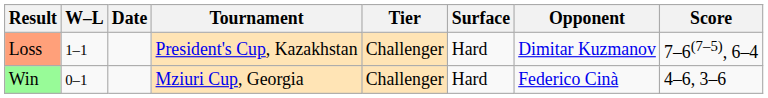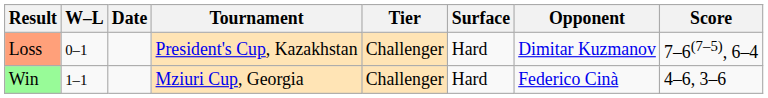(76, 50) 1–1 -> (76, 50) 0–1
(76, 80) 0–1 -> (76, 80) 1–1
